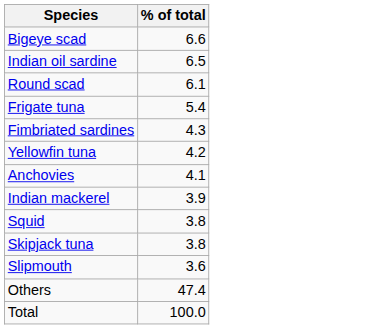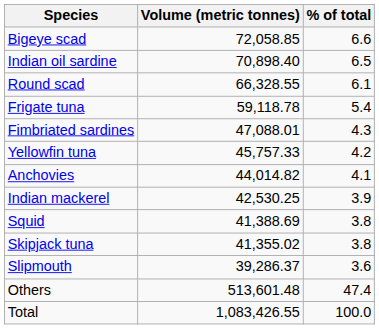+ column: (220, 15)
